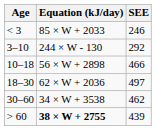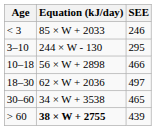(137, 47) 292 -> (137, 47) 295
(137, 99) 462 -> (137, 99) 465
